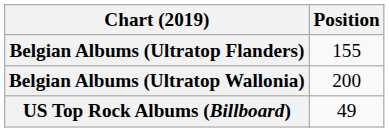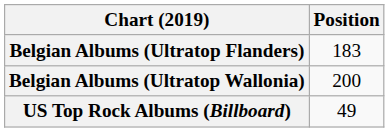(347, 50) 155 -> (347, 50) 183
